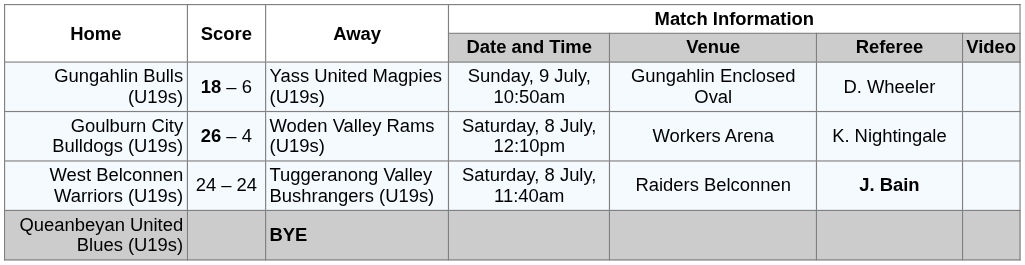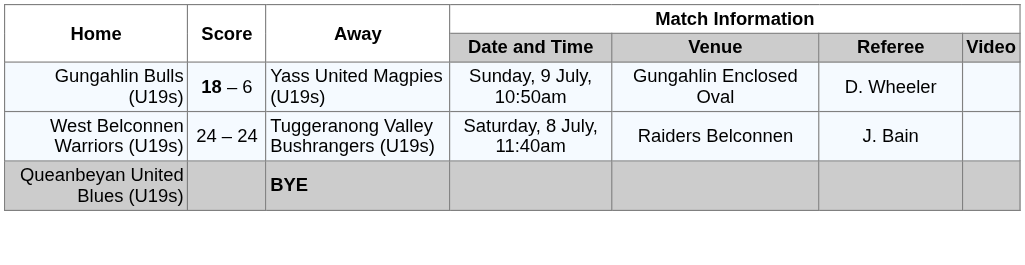- row: (118, 136)
(889, 185) bold -> (891, 136) normal
